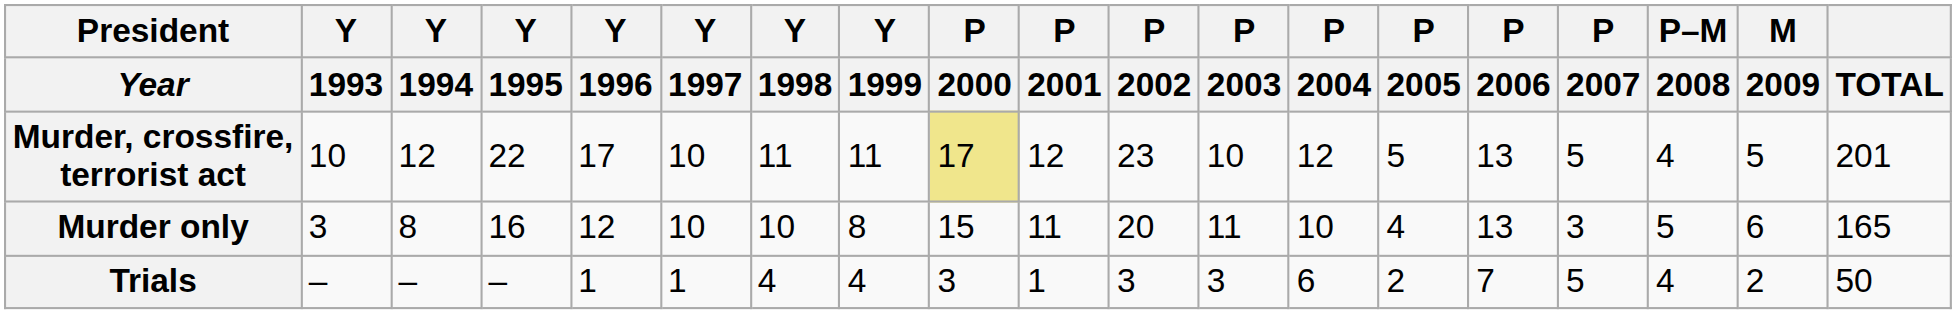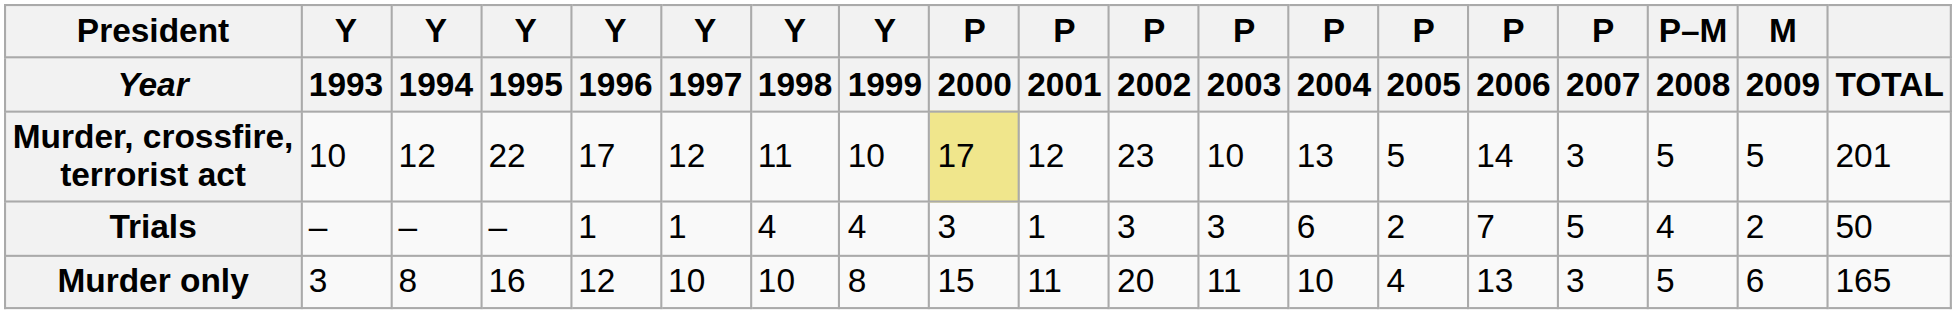(687, 155) 10 -> (687, 155) 12
(865, 155) 11 -> (866, 155) 10
(1315, 155) 12 -> (1315, 155) 13
(1495, 155) 13 -> (1495, 155) 14
(1575, 155) 5 -> (1575, 155) 3
(1665, 155) 4 -> (1665, 155) 5
rows swapped: (153, 227) <-> (153, 280)
